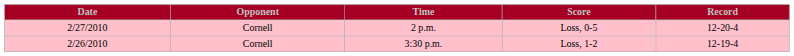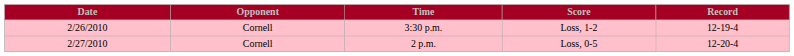rows swapped: (423, 43) <-> (423, 28)
